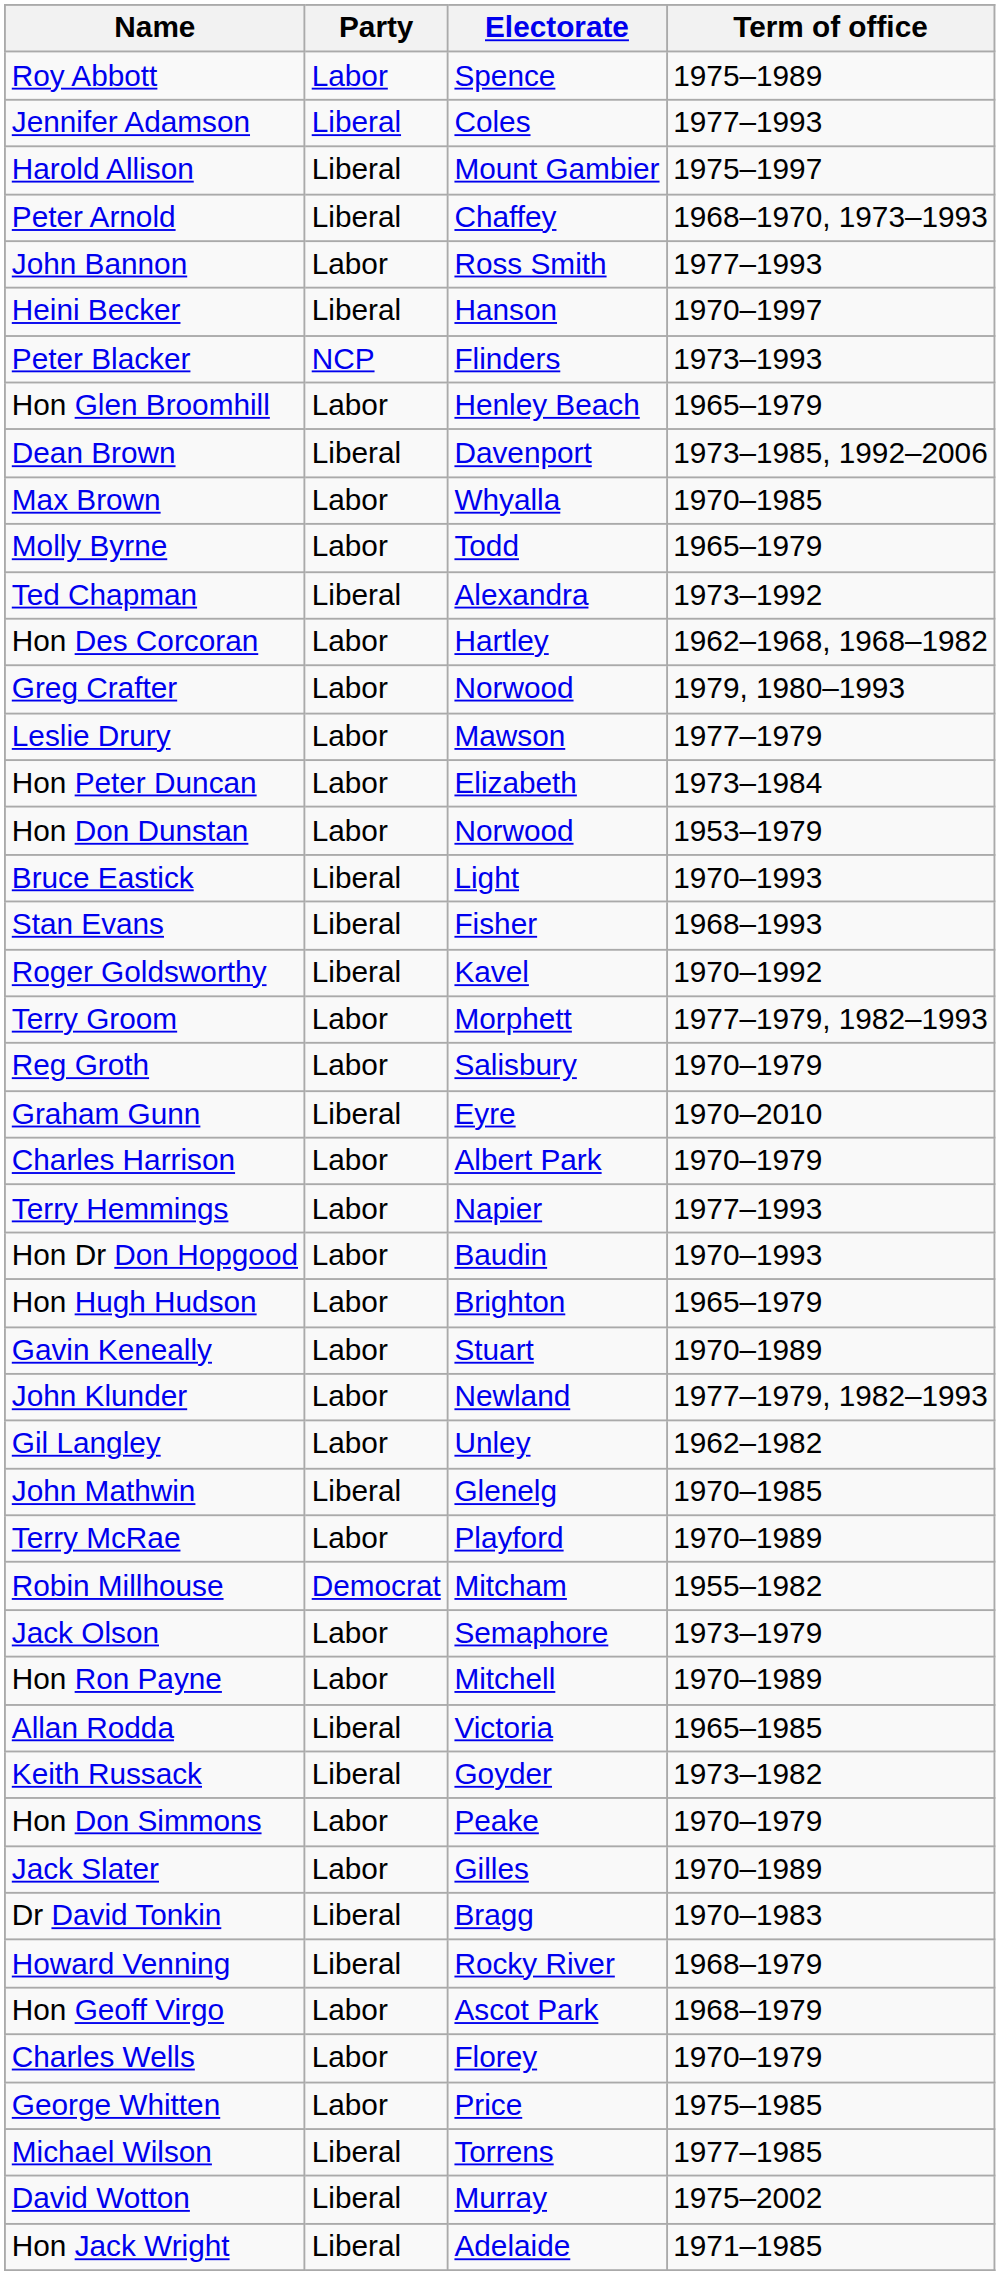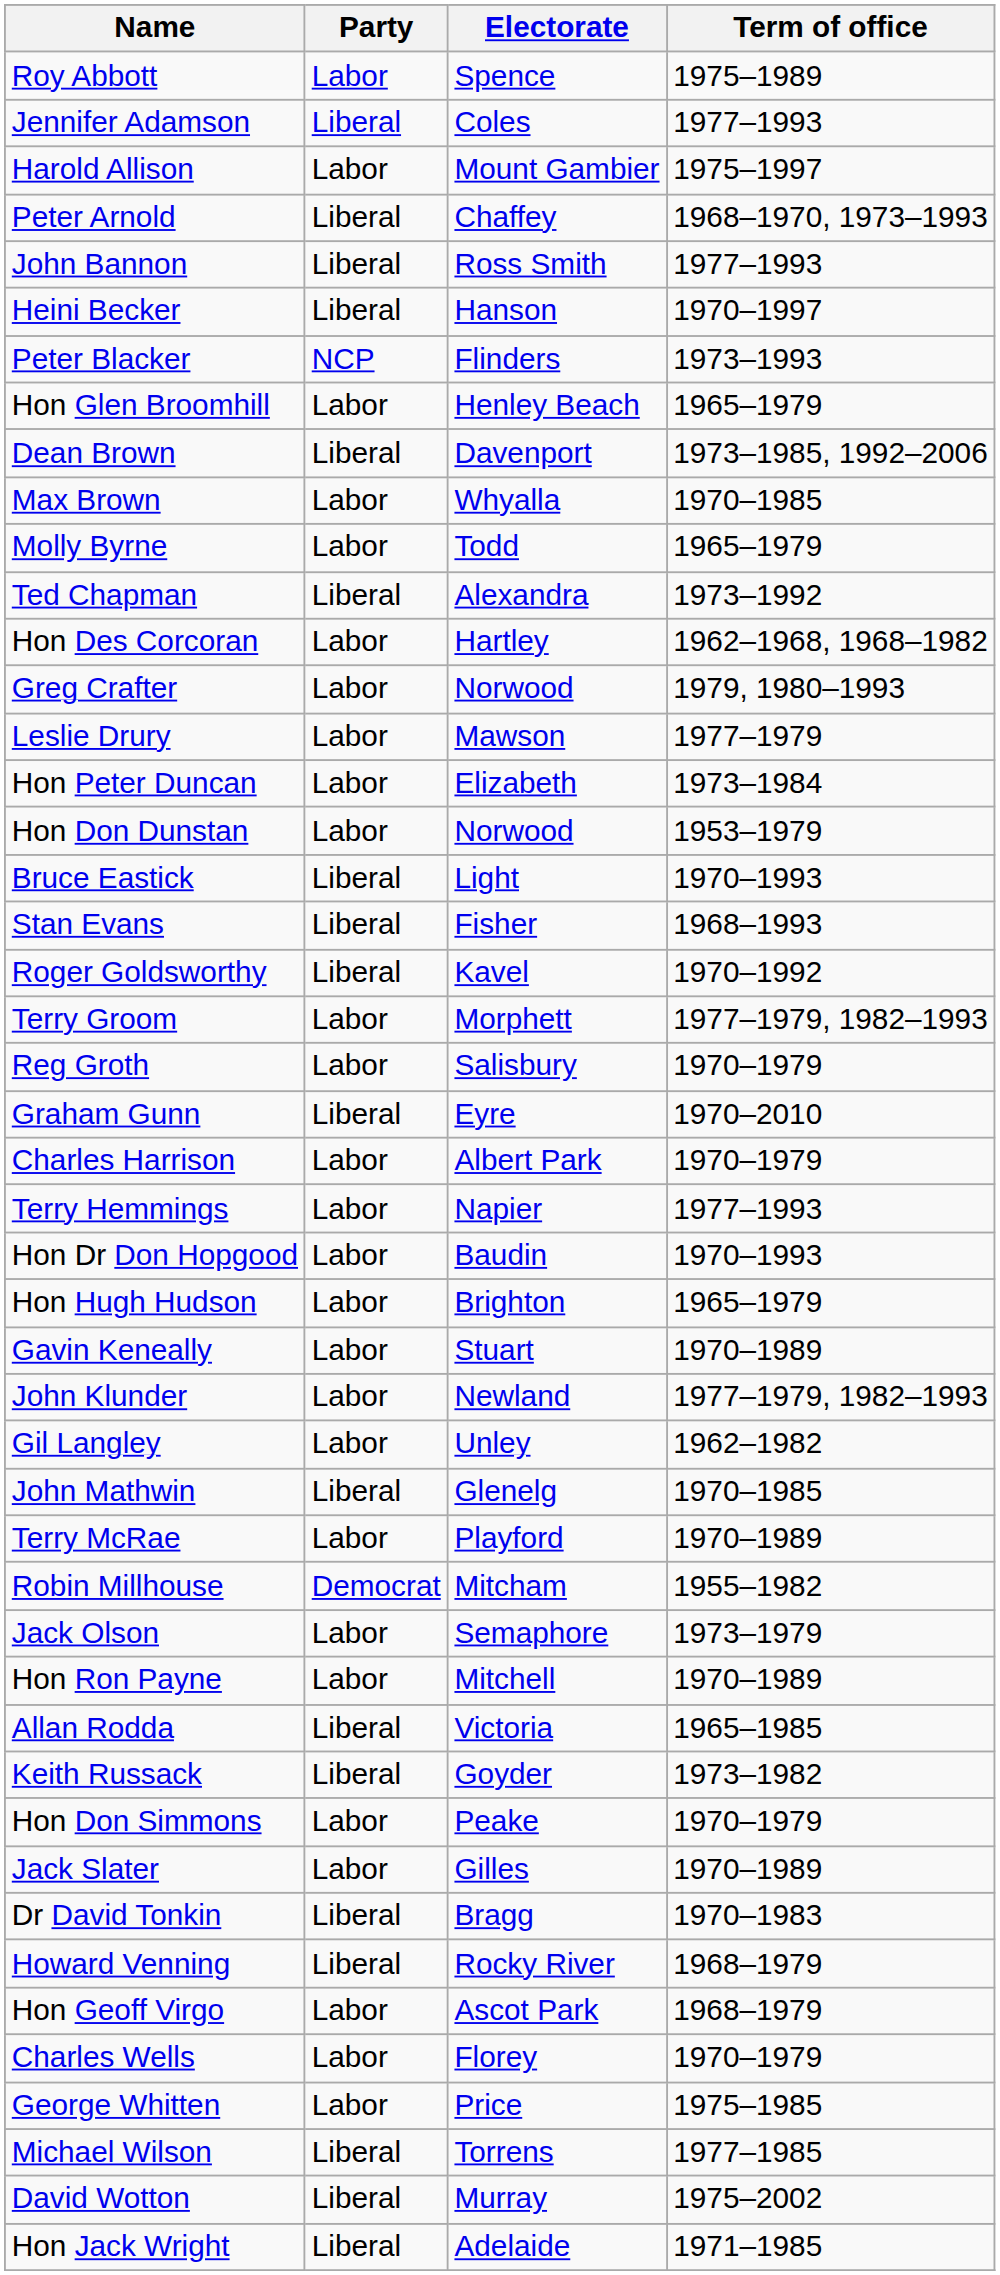(356, 169) Liberal -> (350, 169) Labor
(350, 264) Labor -> (356, 264) Liberal
